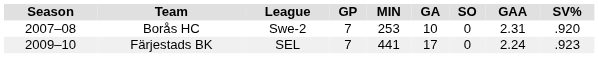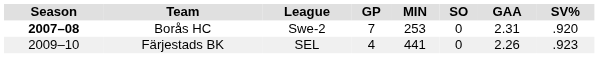- column: (430, 12)
(51, 28) normal -> (54, 28) bold
(348, 45) 7 -> (371, 45) 4
(513, 45) 2.24 -> (507, 45) 2.26
